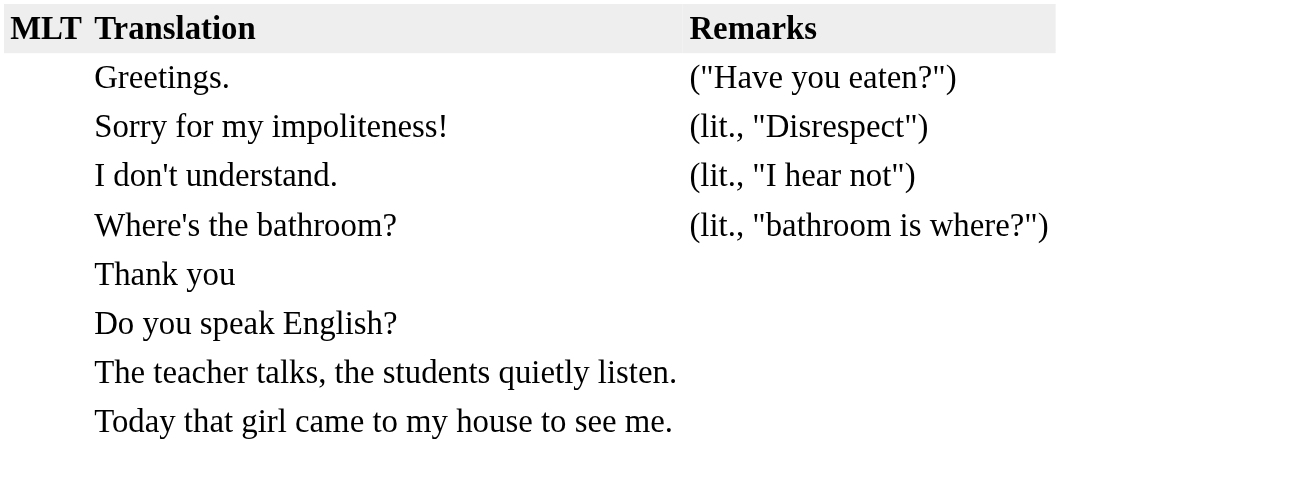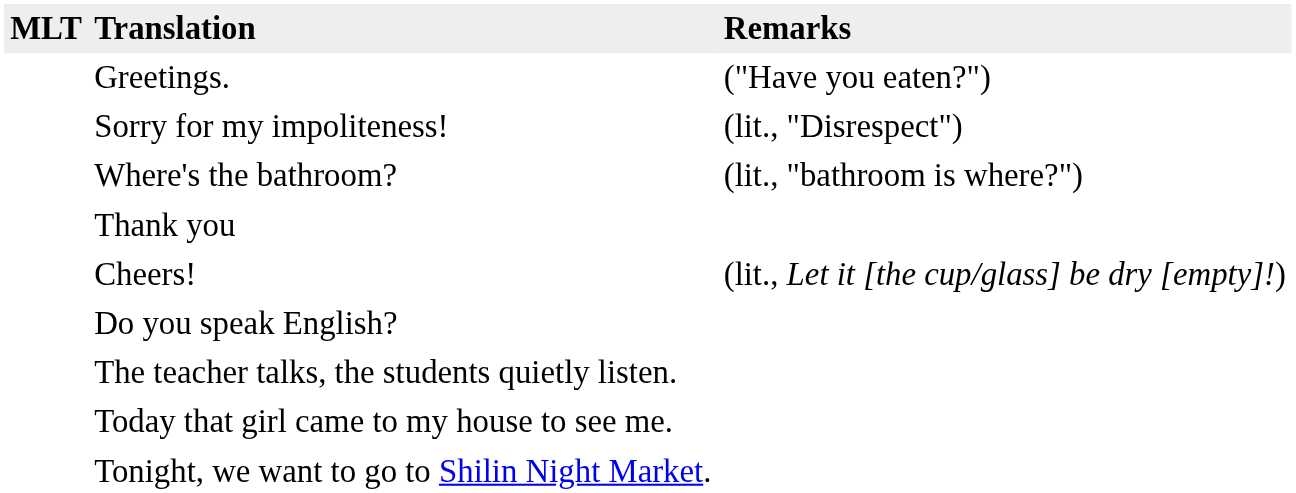- row: (216, 175)
+ row: (145, 274)
+ row: (403, 470)
